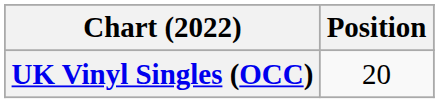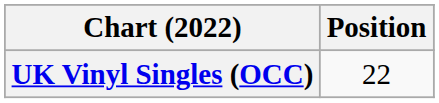(377, 73) 20 -> (377, 73) 22
